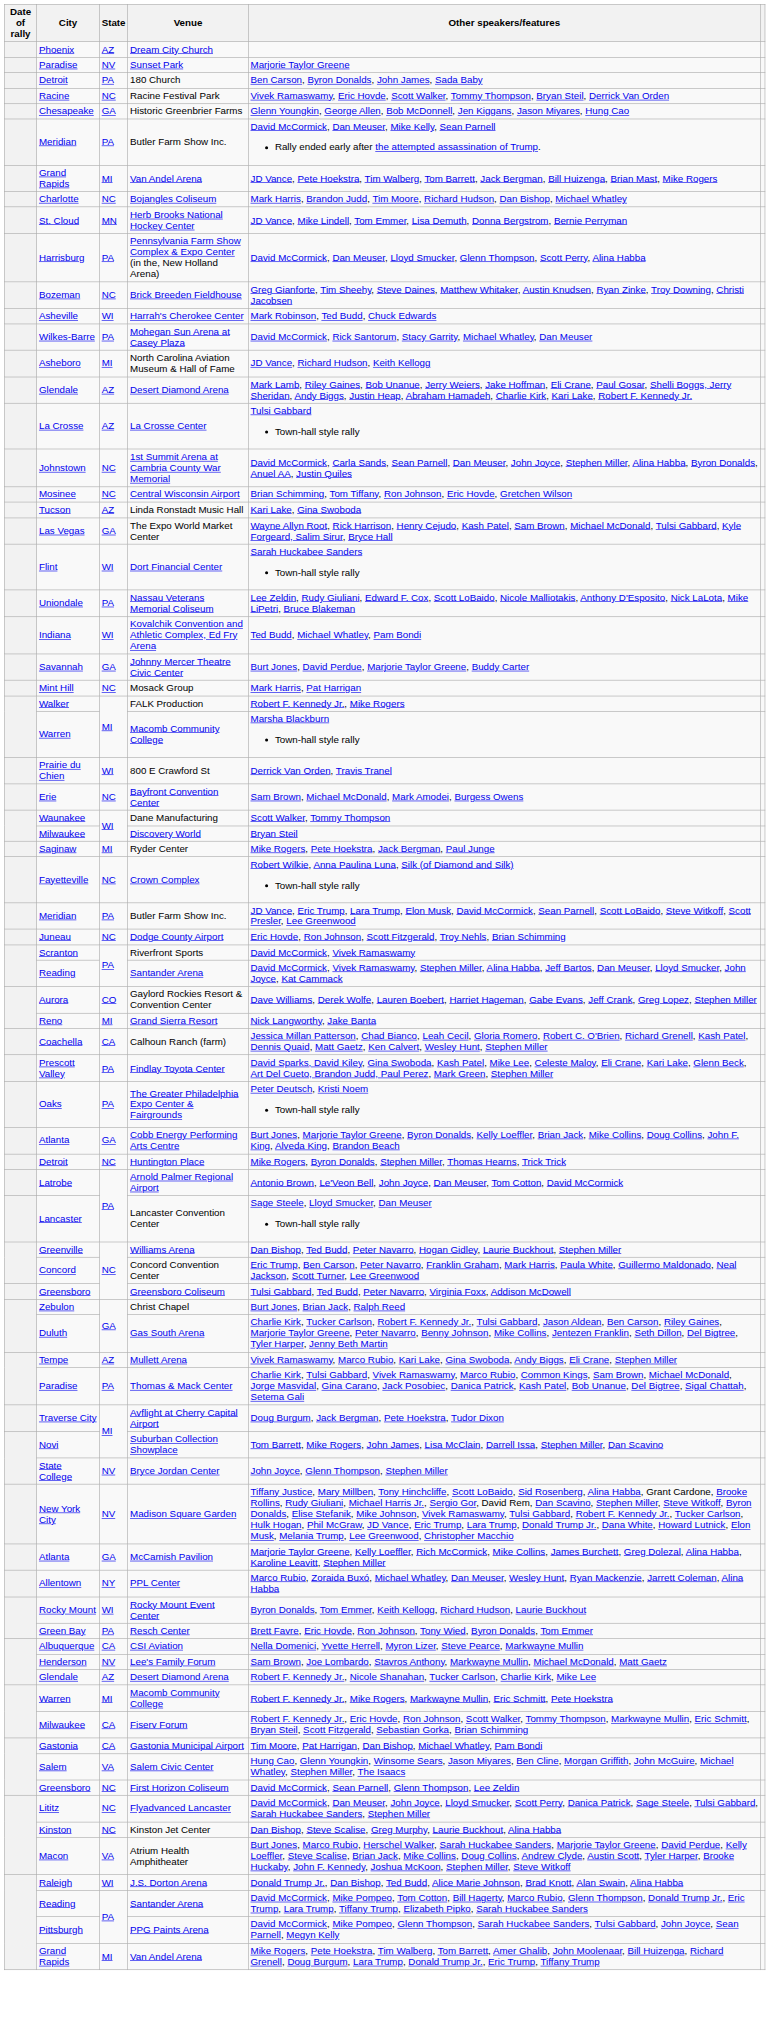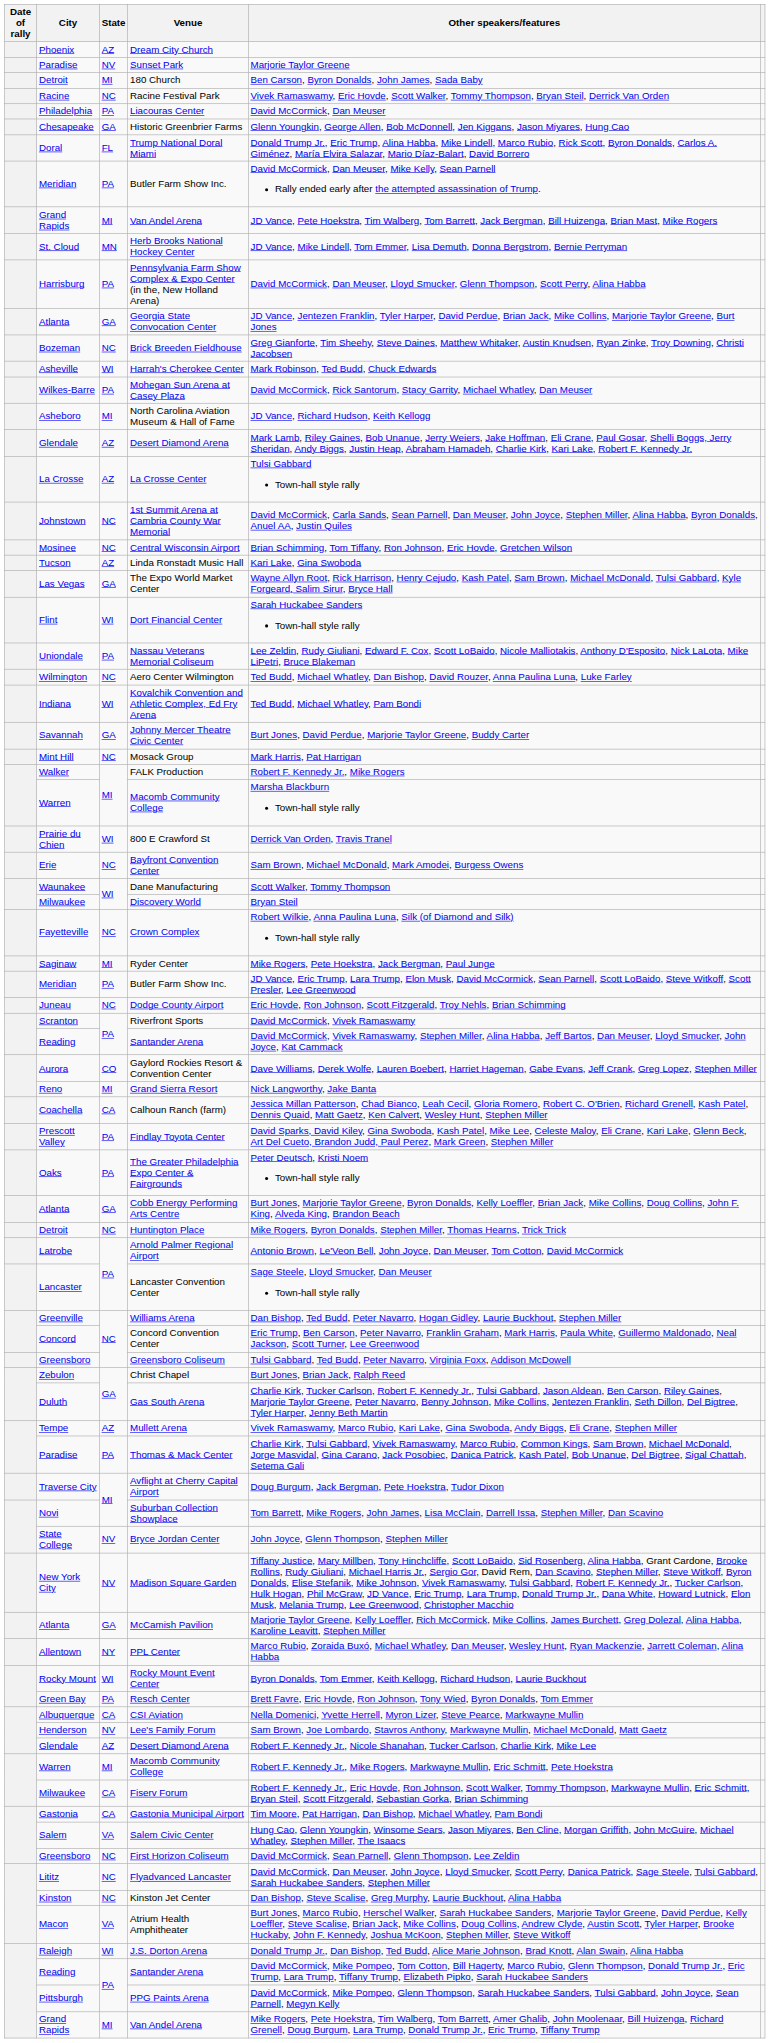(108, 80) PA -> (107, 80) MI
+ row: (66, 111)
+ row: (51, 148)
- row: (59, 199)
+ row: (54, 321)
+ row: (63, 677)
rows swapped: (58, 849) <-> (64, 879)
